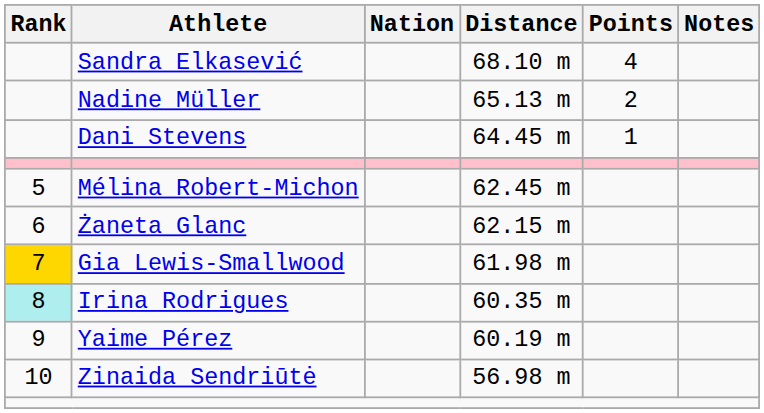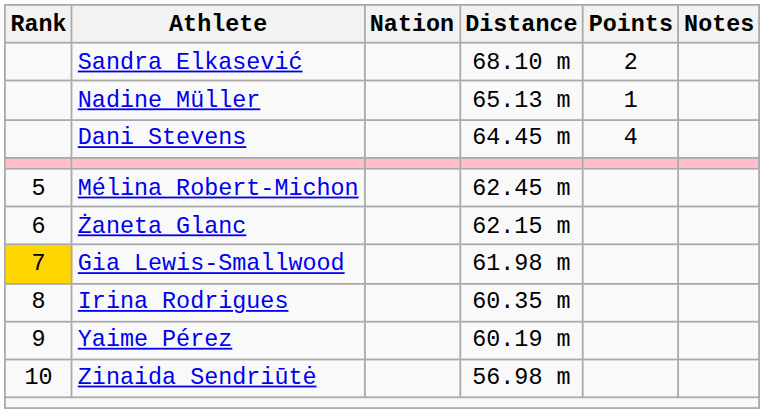(631, 62) 4 -> (631, 62) 2
(631, 100) 2 -> (631, 100) 1
(631, 138) 1 -> (631, 138) 4
(39, 302) paleturquoise background -> (39, 302) no background
